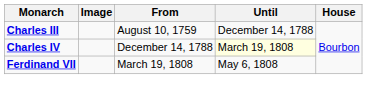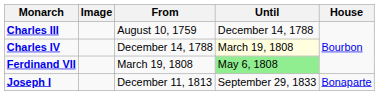(248, 64) no background -> (248, 64) lightgreen background
+ row: (29, 82)
